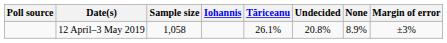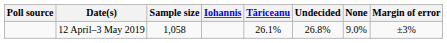(318, 30) 20.8% -> (318, 30) 26.8%
(356, 30) 8.9% -> (356, 30) 9.0%
